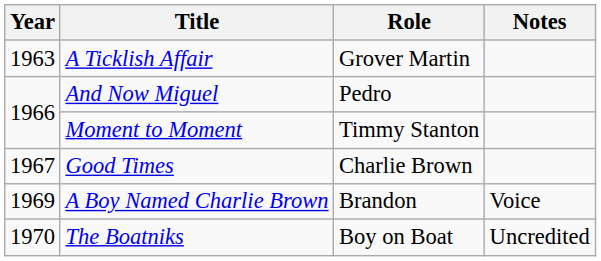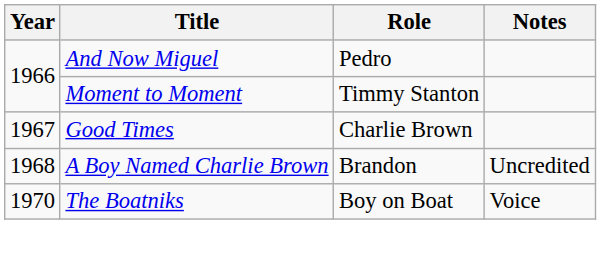- row: (139, 58)
(32, 201) 1969 -> (32, 165) 1968
(515, 201) Voice -> (540, 165) Uncredited
(540, 237) Uncredited -> (515, 201) Voice
